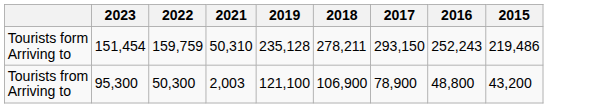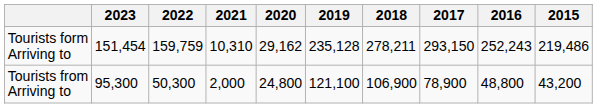+ column: (281, 15)
(231, 45) 50,310 -> (231, 45) 10,310
(227, 84) 2,003 -> (227, 84) 2,000
